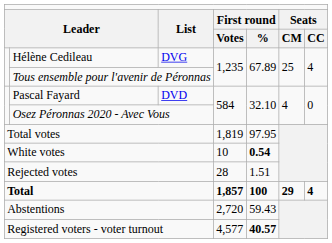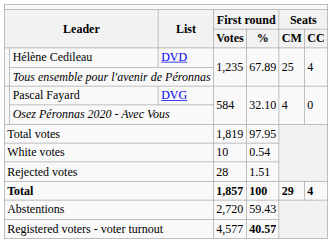(174, 57) DVG -> (174, 57) DVD
(174, 95) DVD -> (174, 95) DVG
(260, 152) bold -> (260, 152) normal
